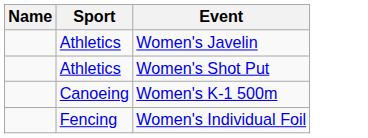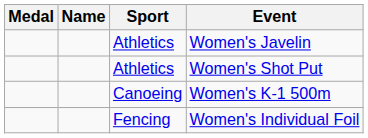+ column: (31, 17)
